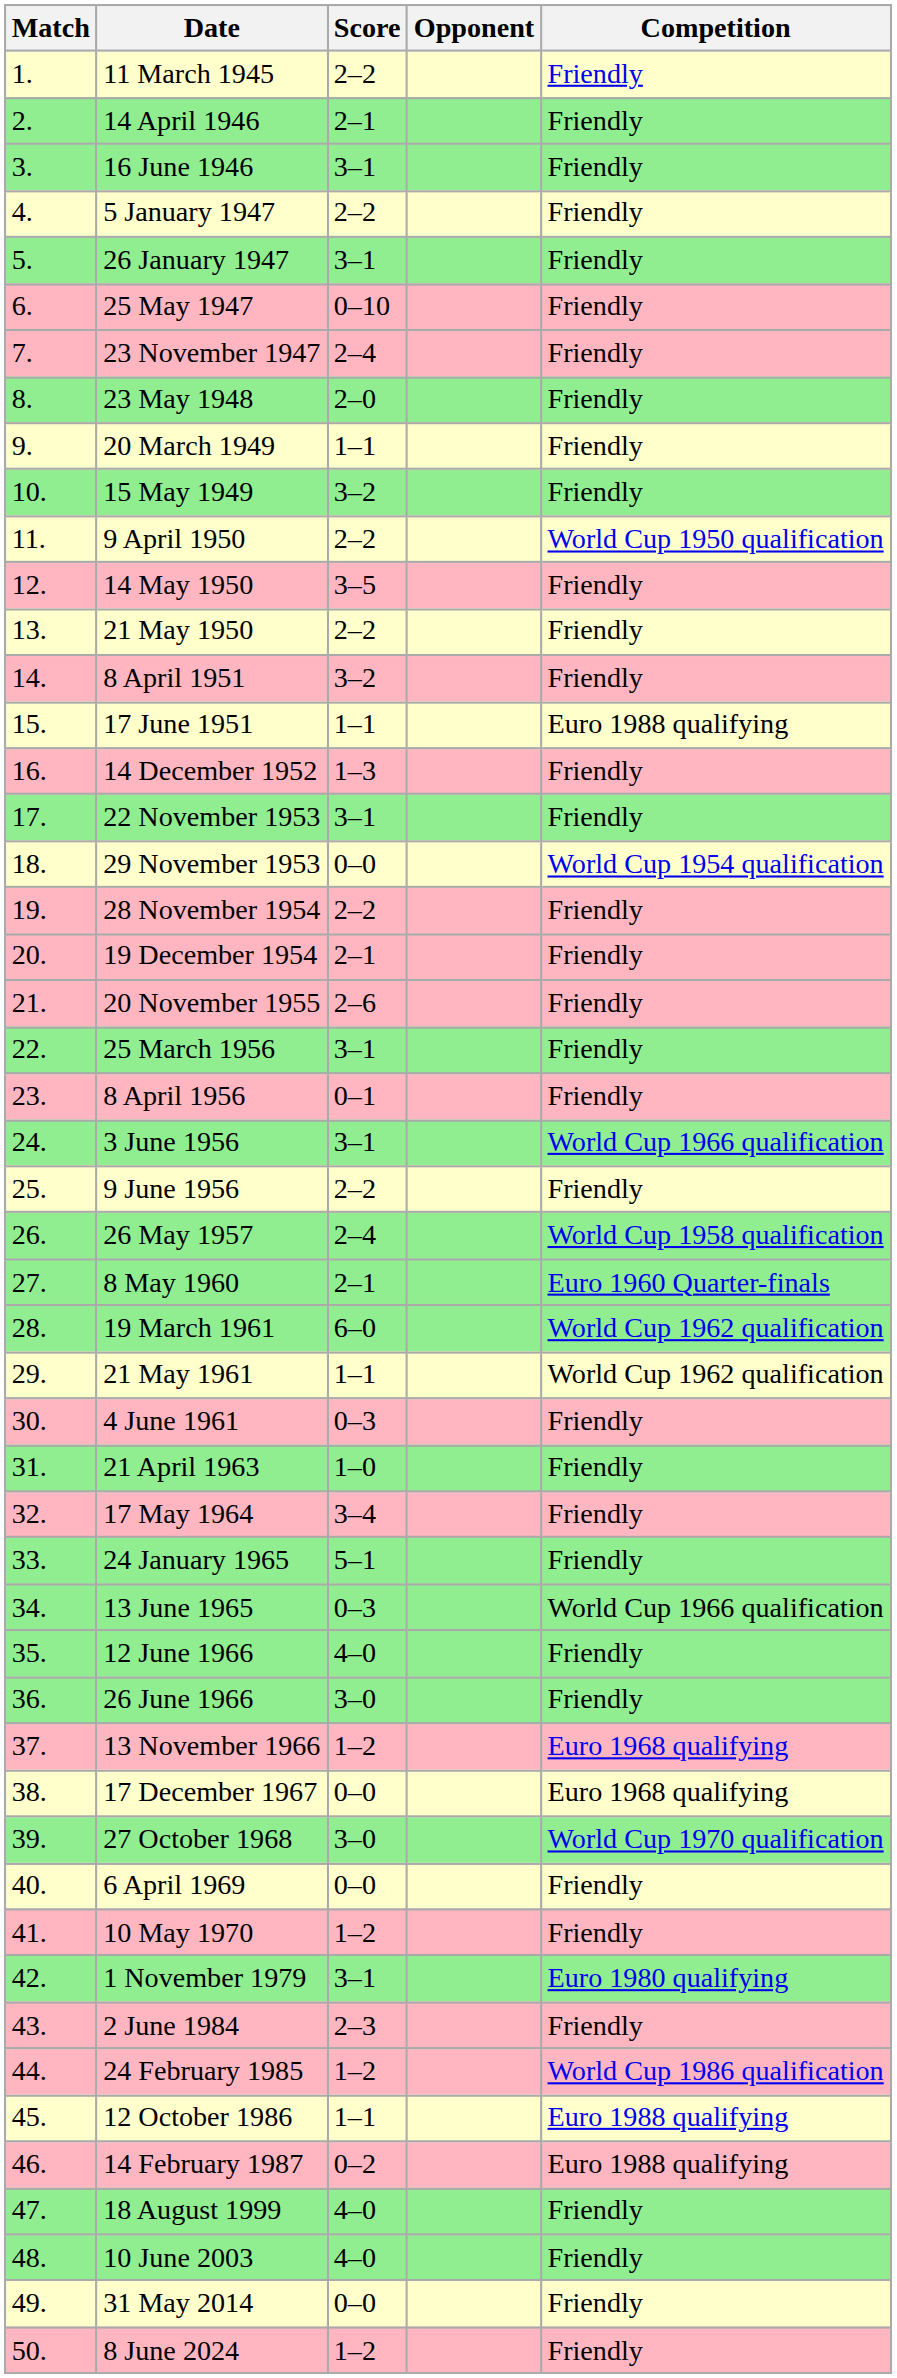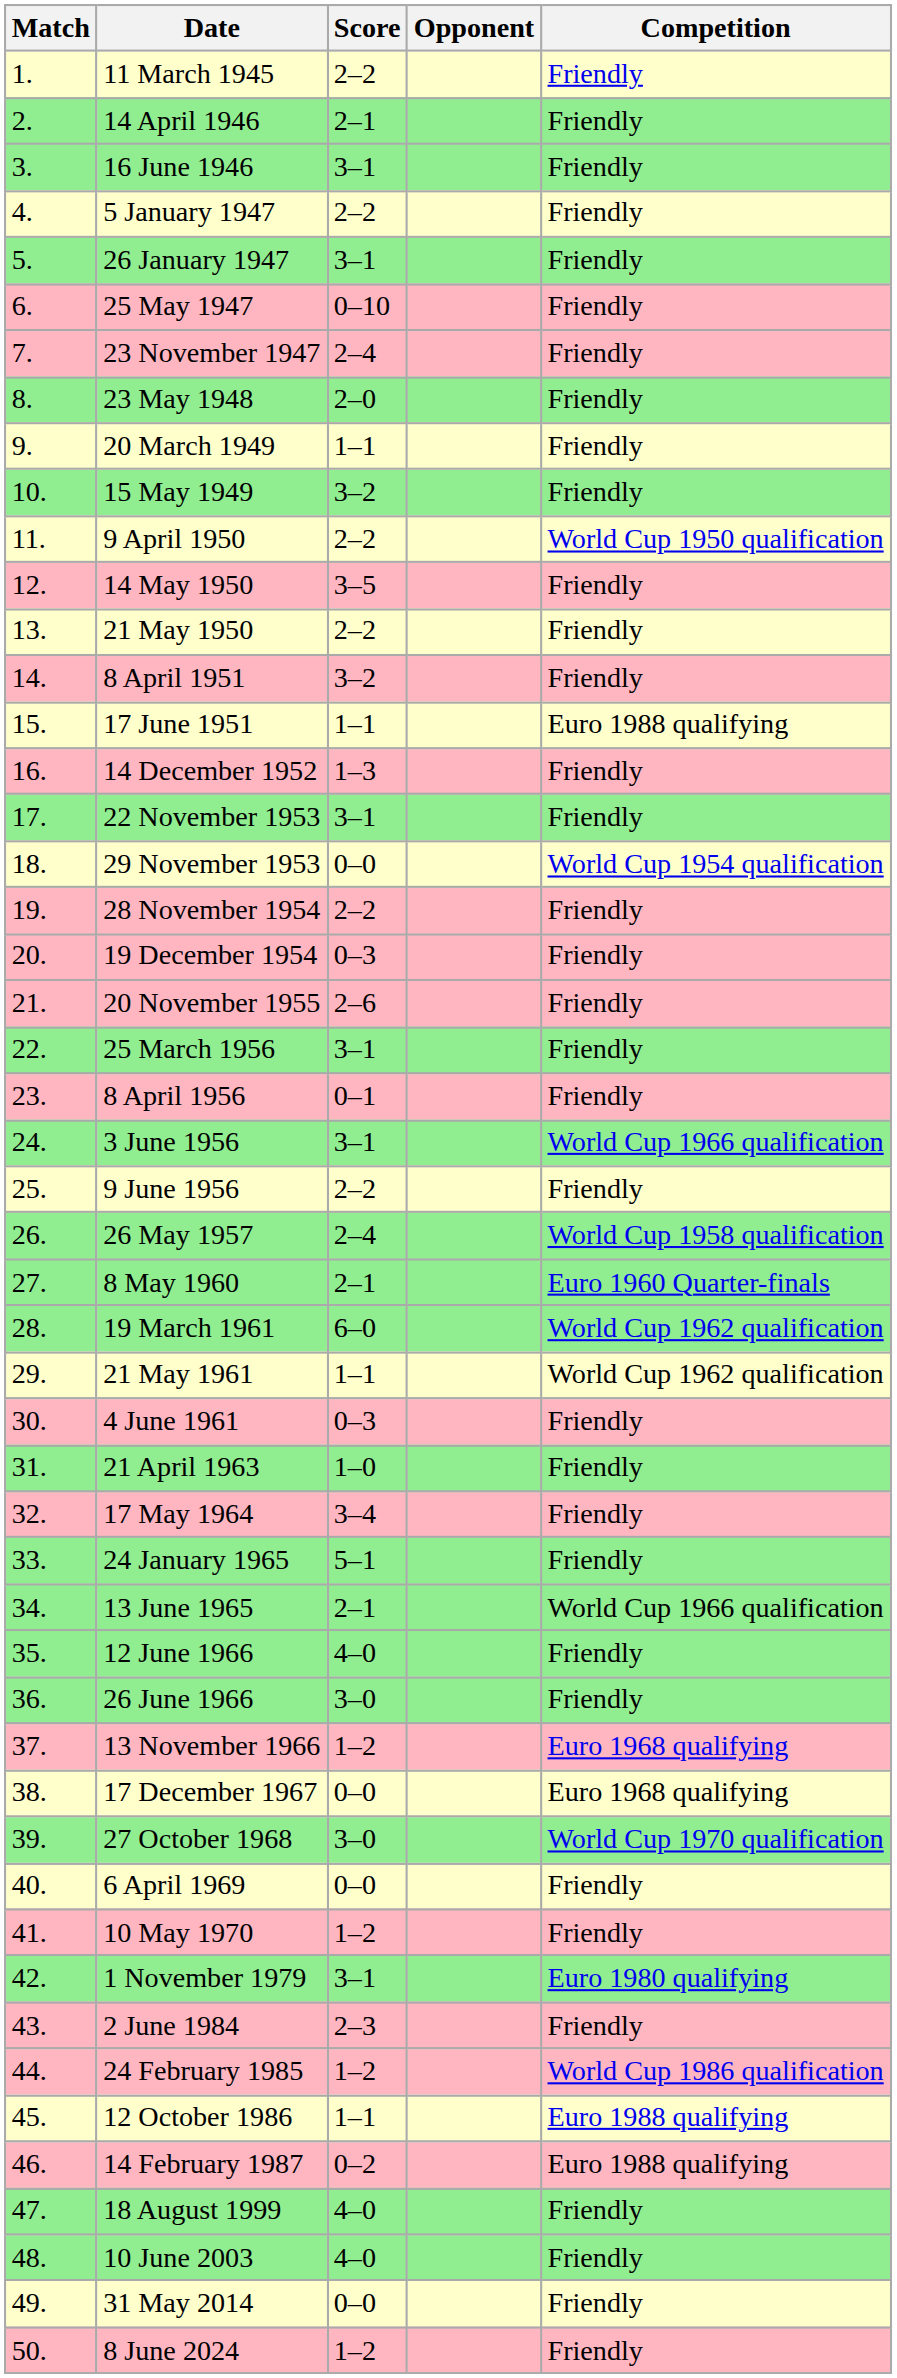(355, 956) 2–1 -> (355, 956) 0–3
(355, 1606) 0–3 -> (355, 1606) 2–1
